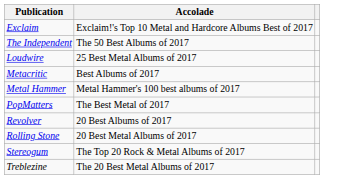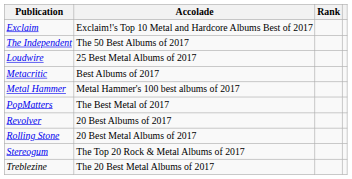+ column: (329, 12)
